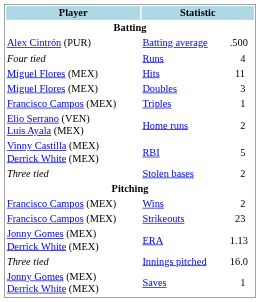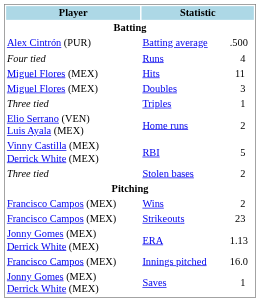(62, 103) Francisco Campos (MEX) -> (28, 103) Three tied
(28, 261) Three tied -> (62, 261) Francisco Campos (MEX)
